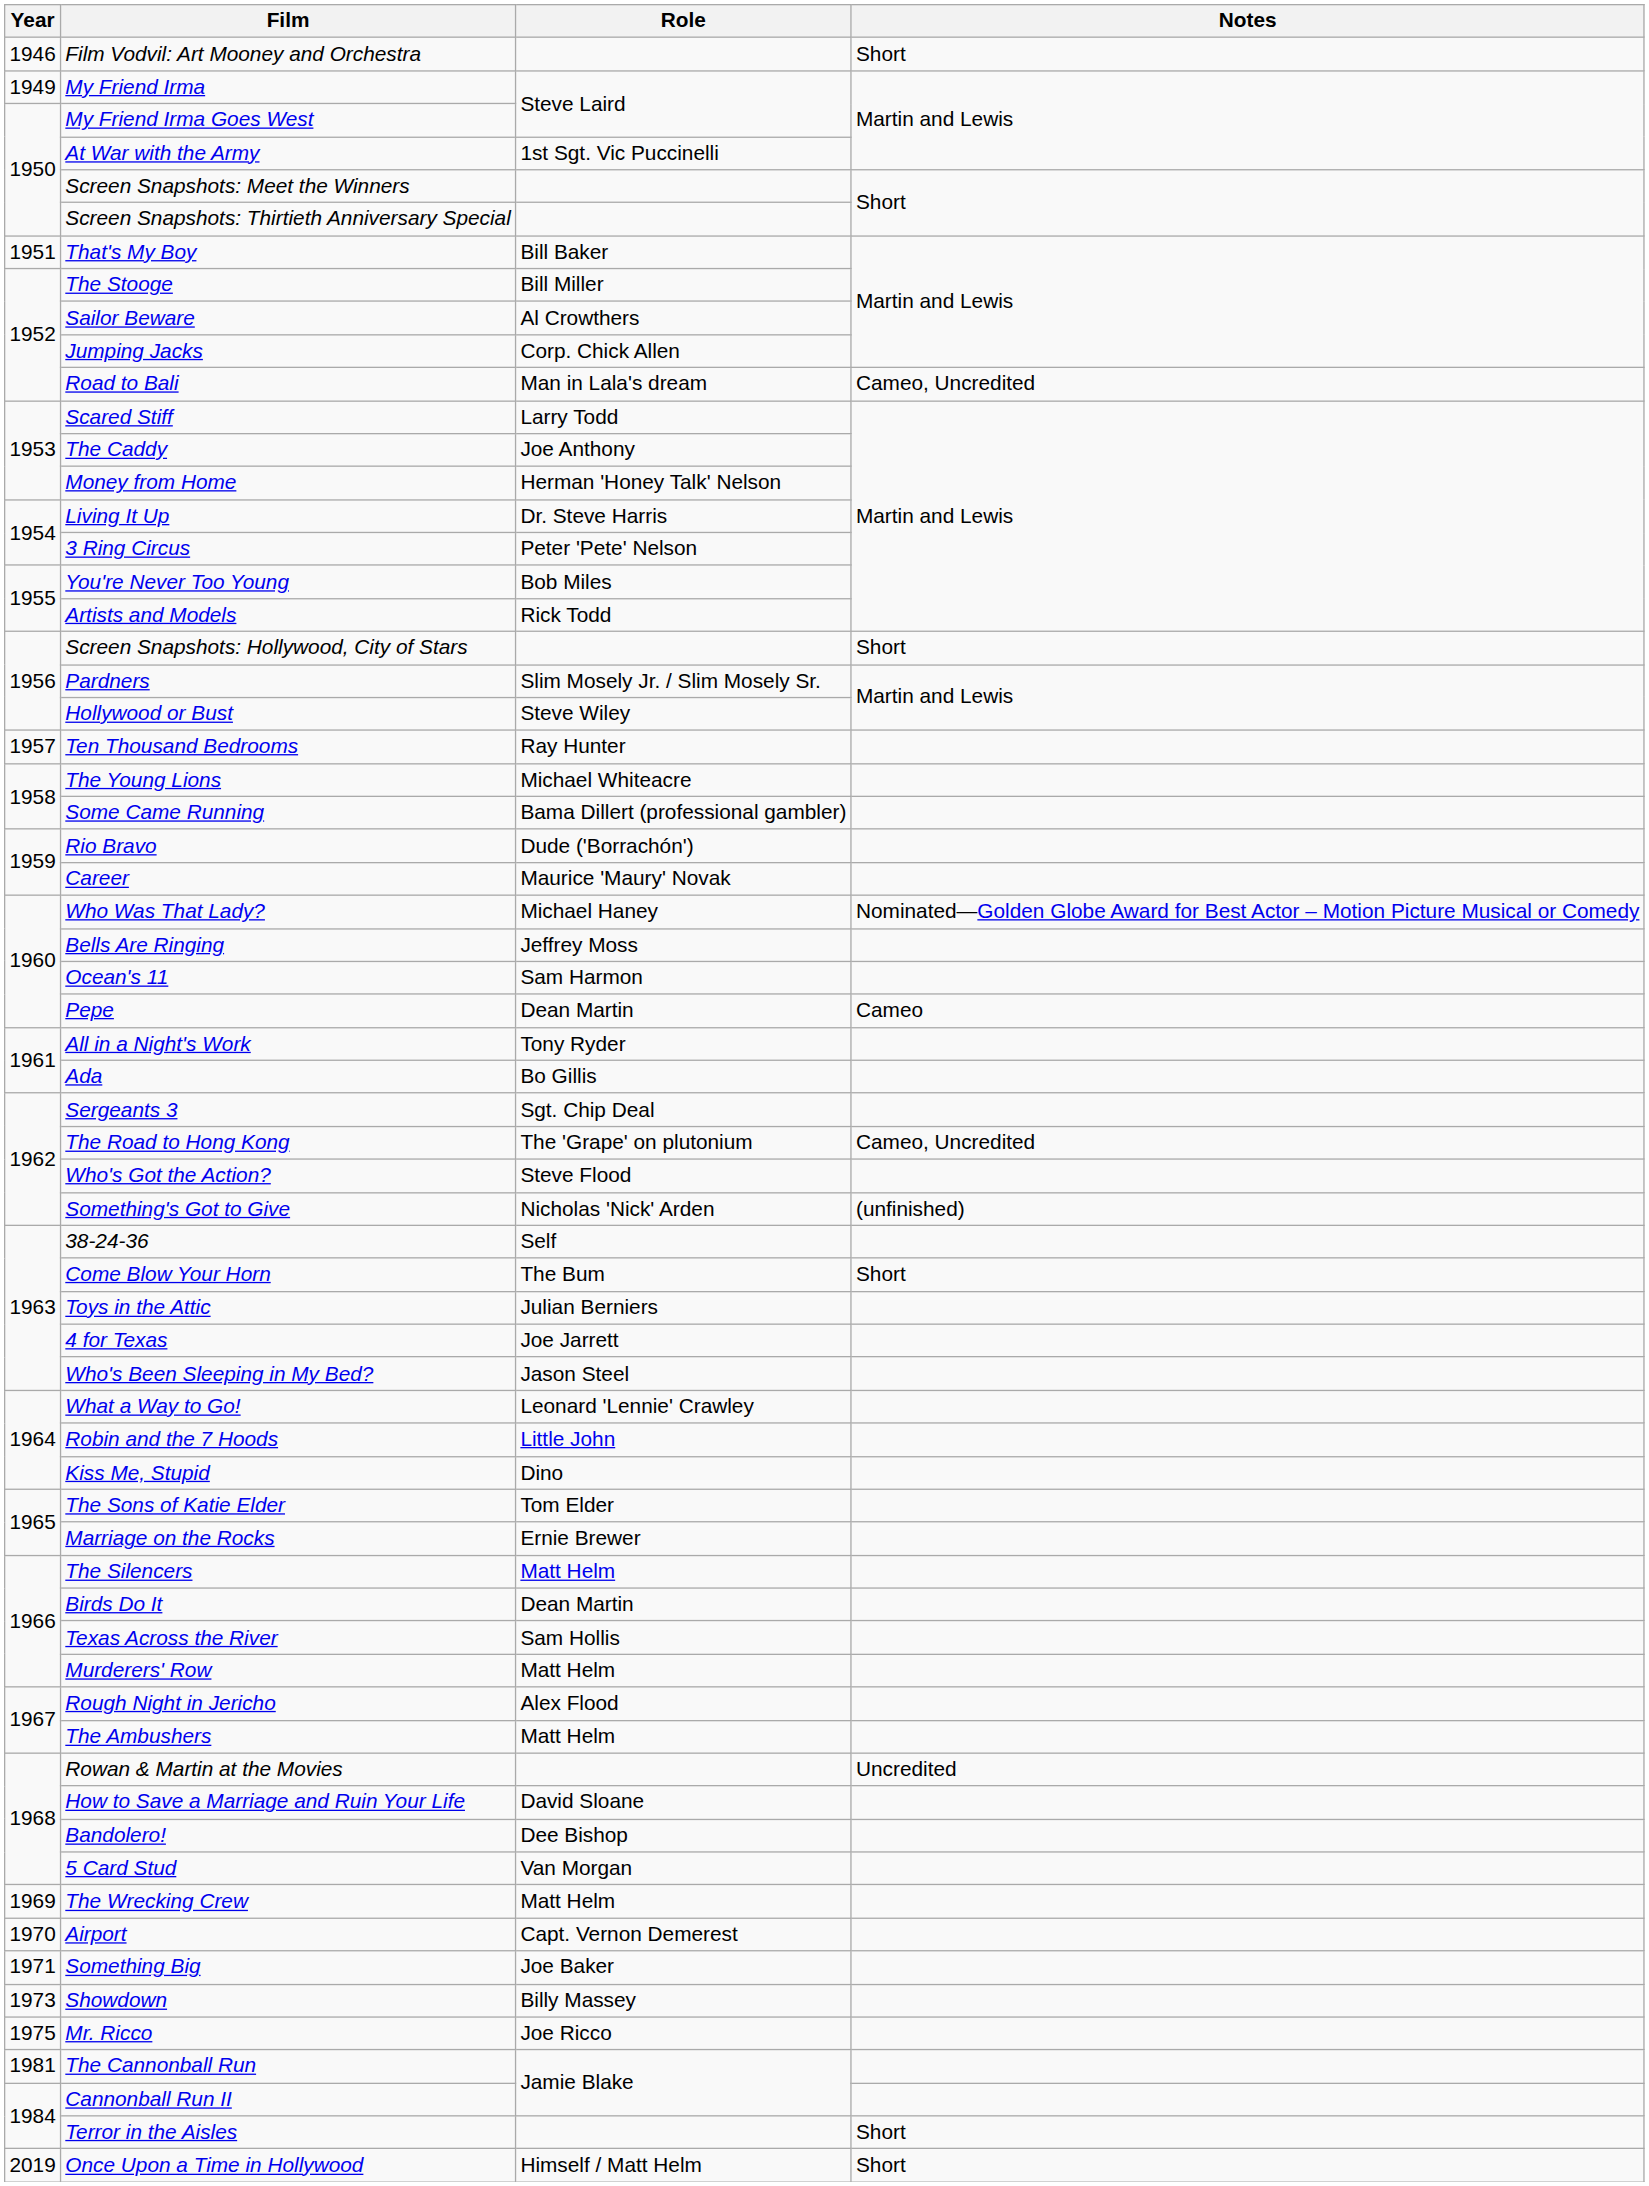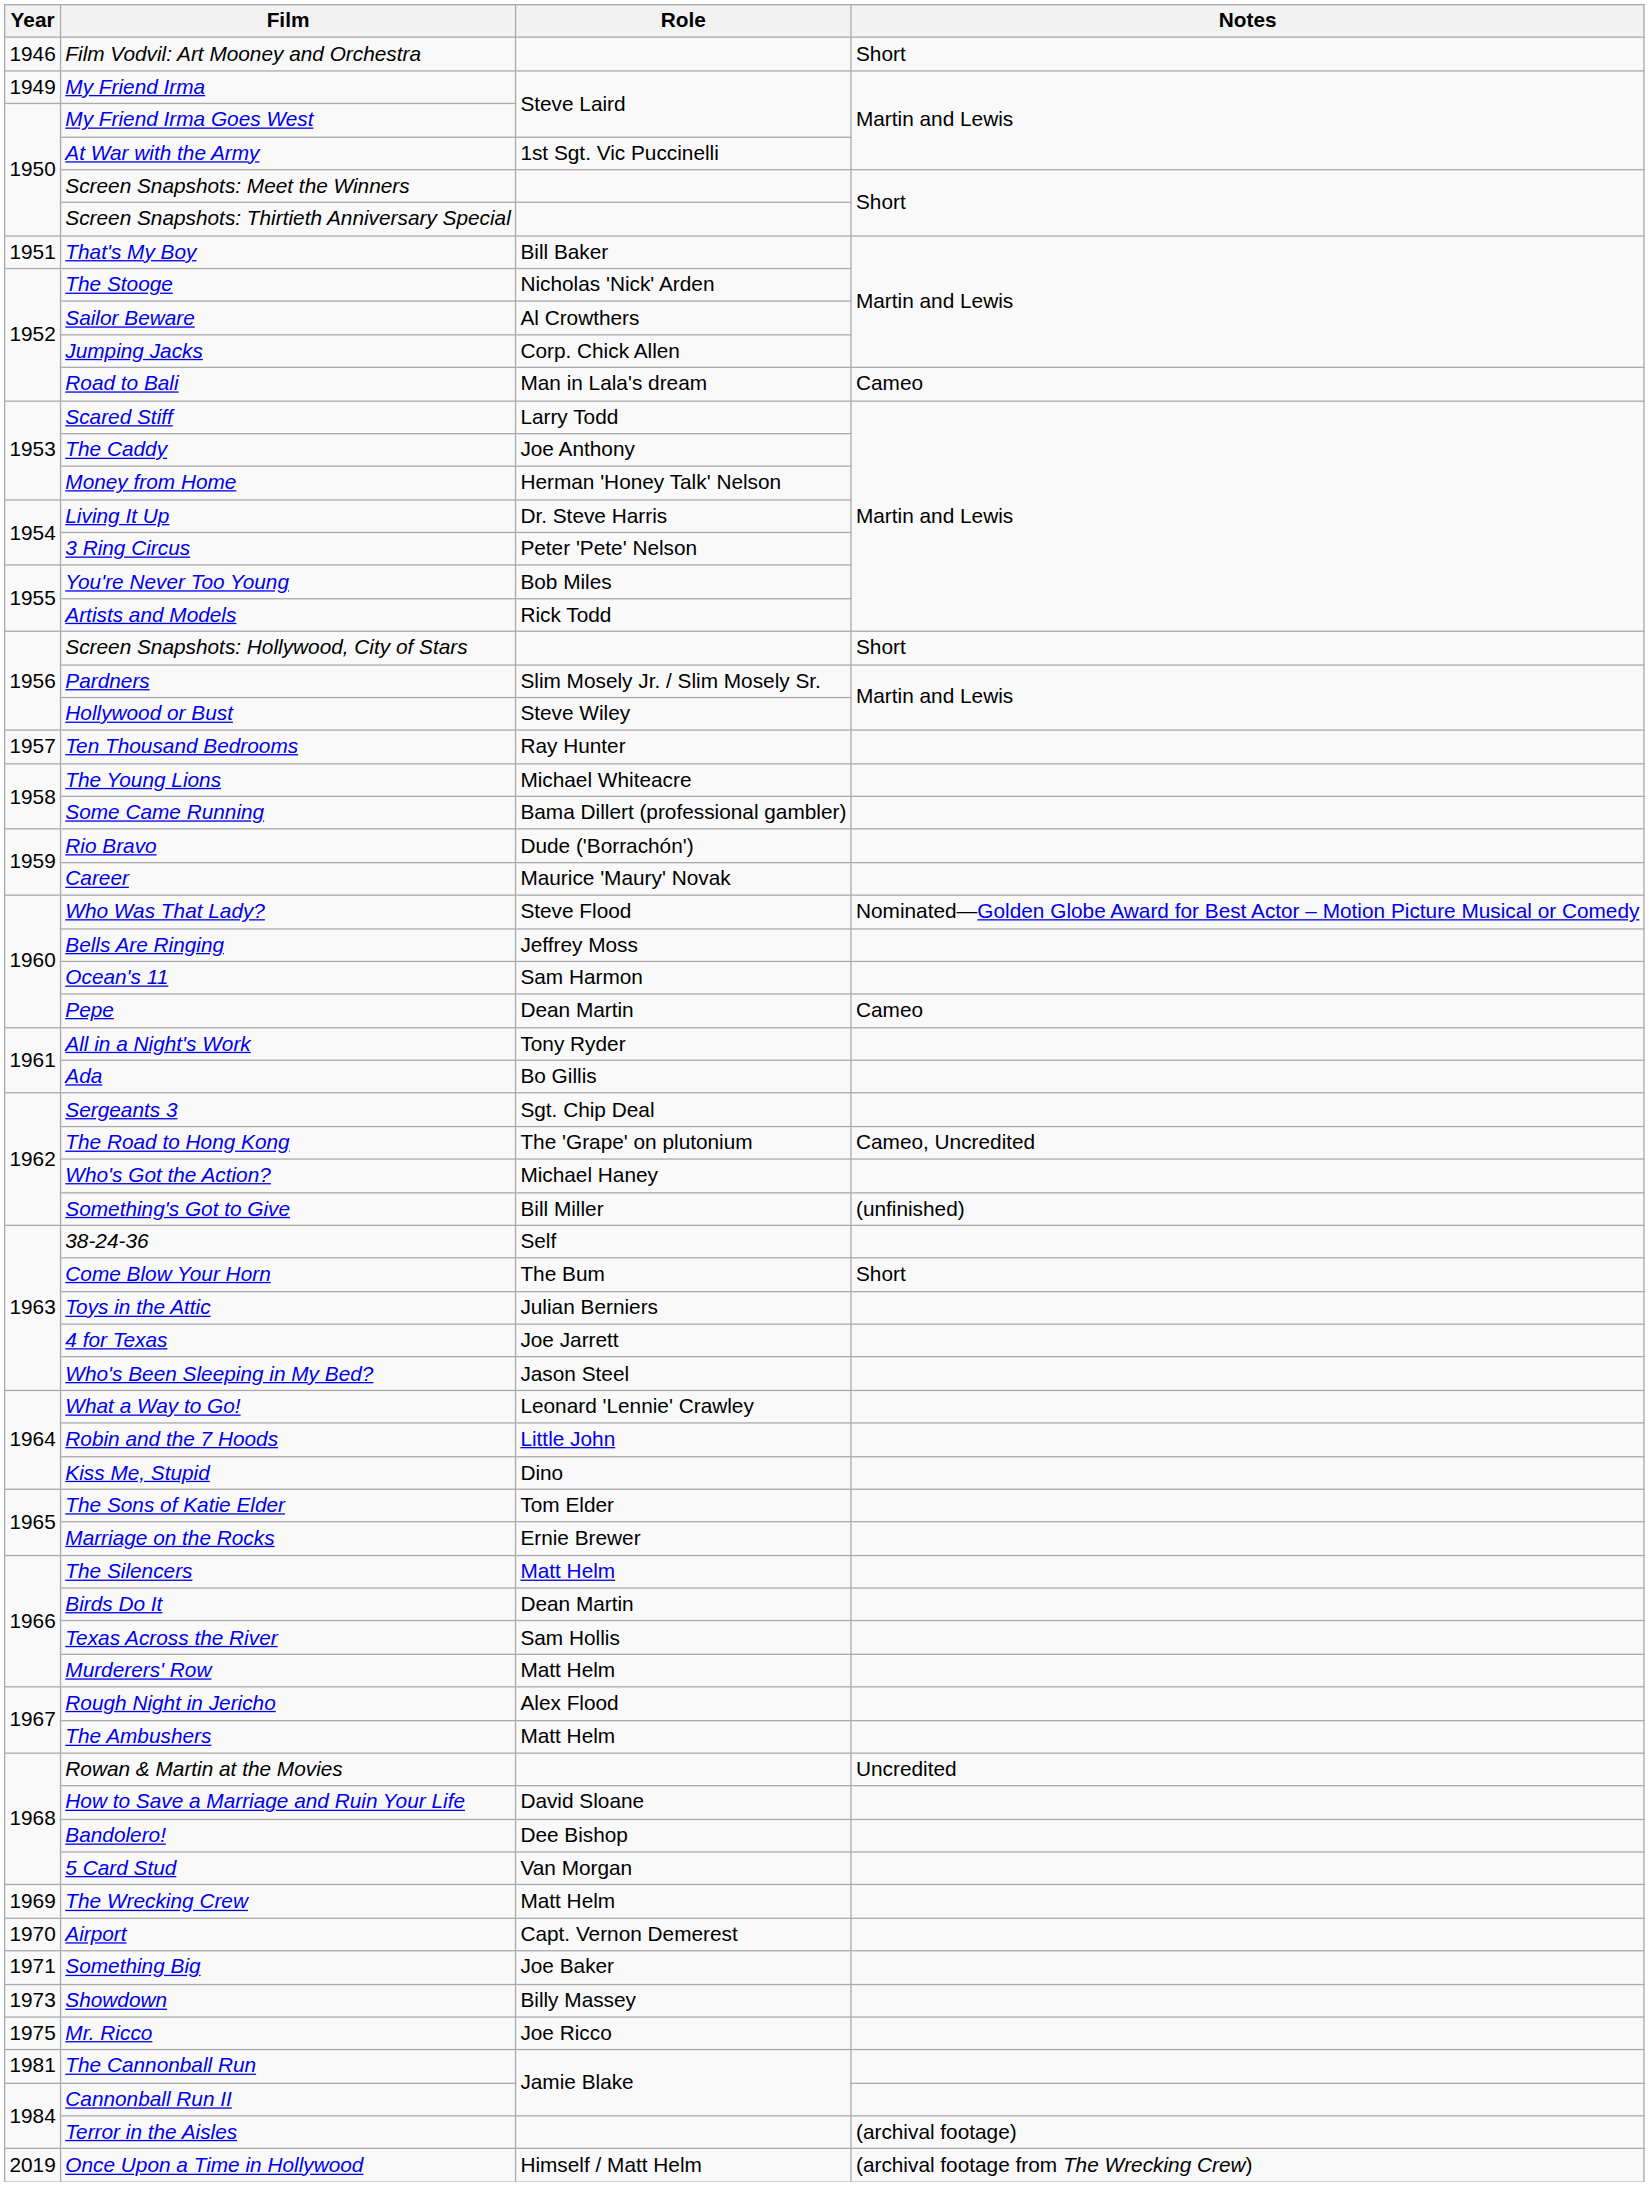(562, 284) Bill Miller -> (617, 284) Nicholas 'Nick' Arden
(946, 383) Cameo, Uncredited -> (889, 383) Cameo
(589, 911) Michael Haney -> (576, 911) Steve Flood
(576, 1175) Steve Flood -> (589, 1175) Michael Haney
(617, 1208) Nicholas 'Nick' Arden -> (562, 1208) Bill Miller
(881, 2132) Short -> (936, 2132) (archival footage)
(881, 2165) Short -> (1054, 2165) (archival footage from The Wrecking Crew)
